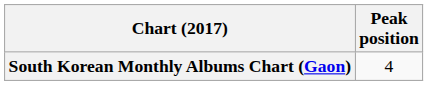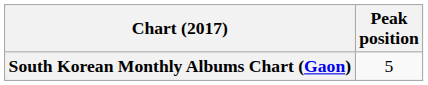(389, 66) 4 -> (389, 66) 5
